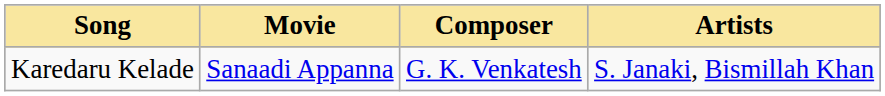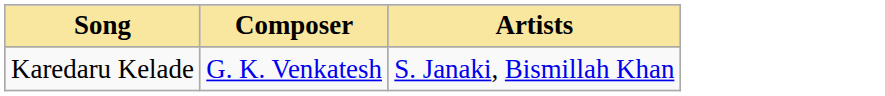- column: (300, 25)
